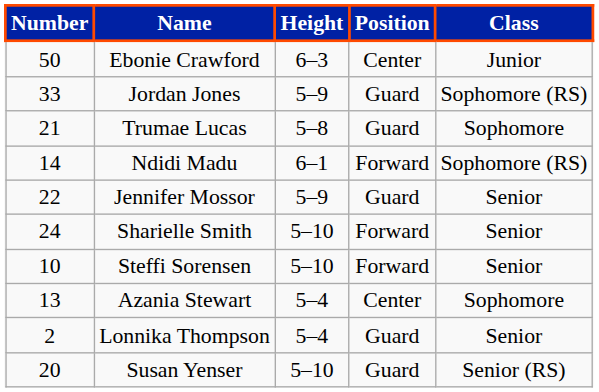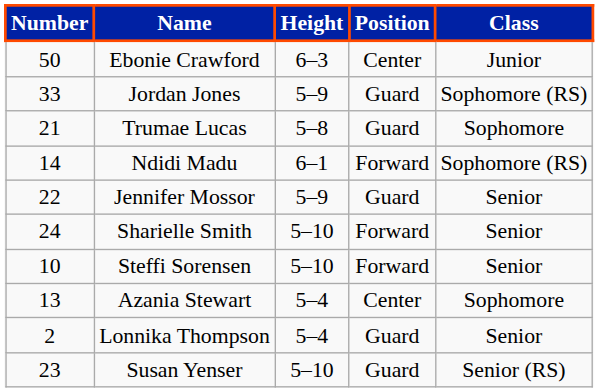(50, 369) 20 -> (50, 369) 23
